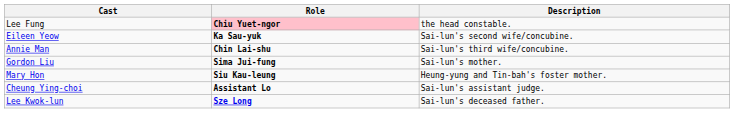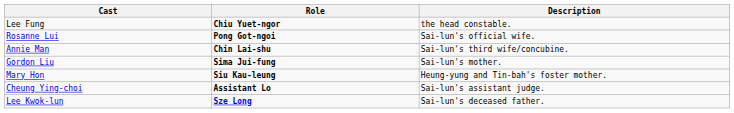(247, 24) pink background -> (247, 24) no background
+ row: (32, 37)
- row: (32, 37)
